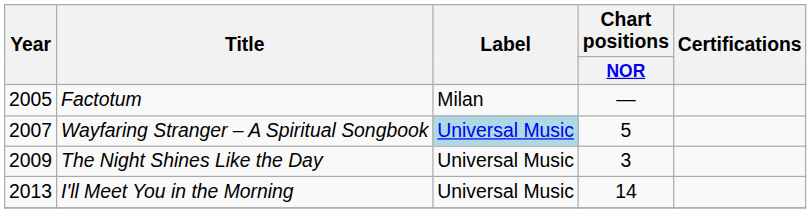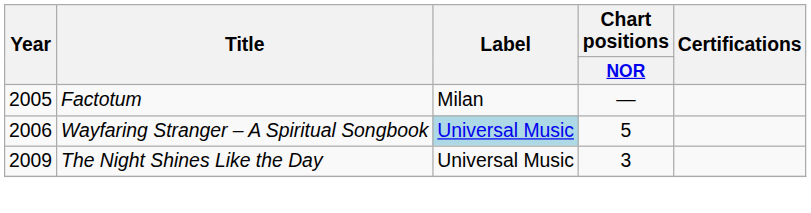(31, 130) 2007 -> (31, 130) 2006
- row: (177, 191)
